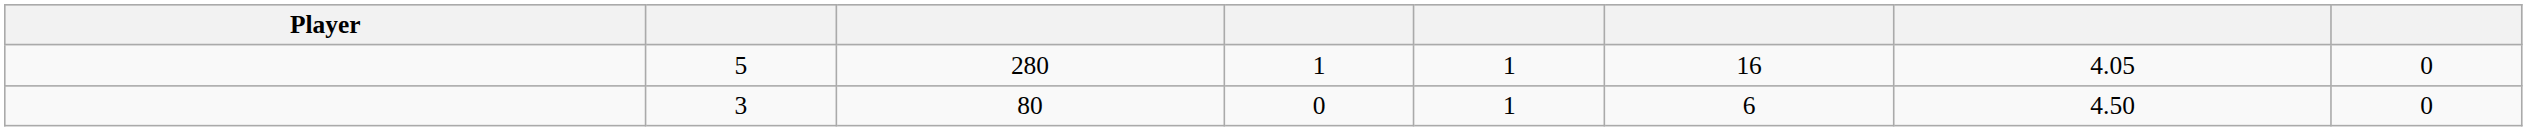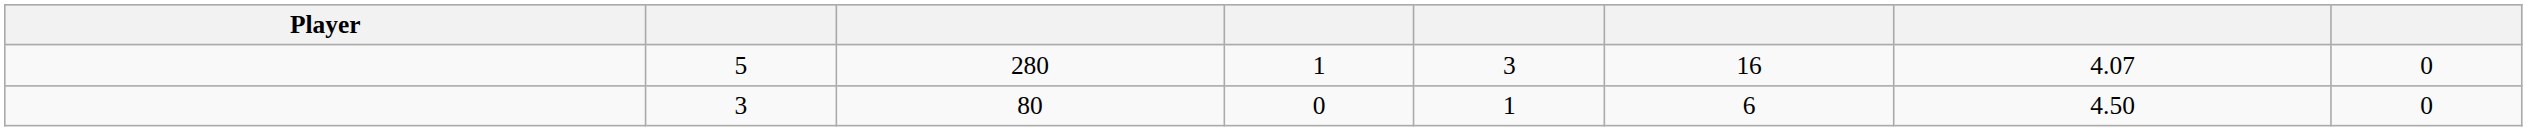(1509, 65) 1 -> (1509, 65) 3
(2113, 65) 4.05 -> (2113, 65) 4.07
